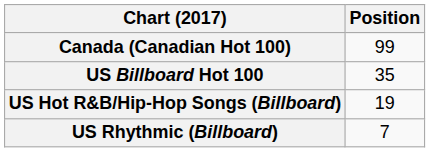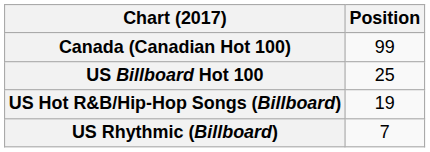(385, 75) 35 -> (385, 75) 25
